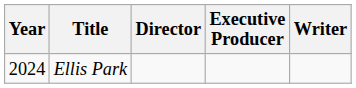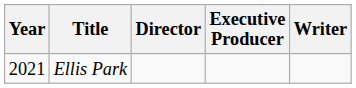(27, 68) 2024 -> (27, 68) 2021
